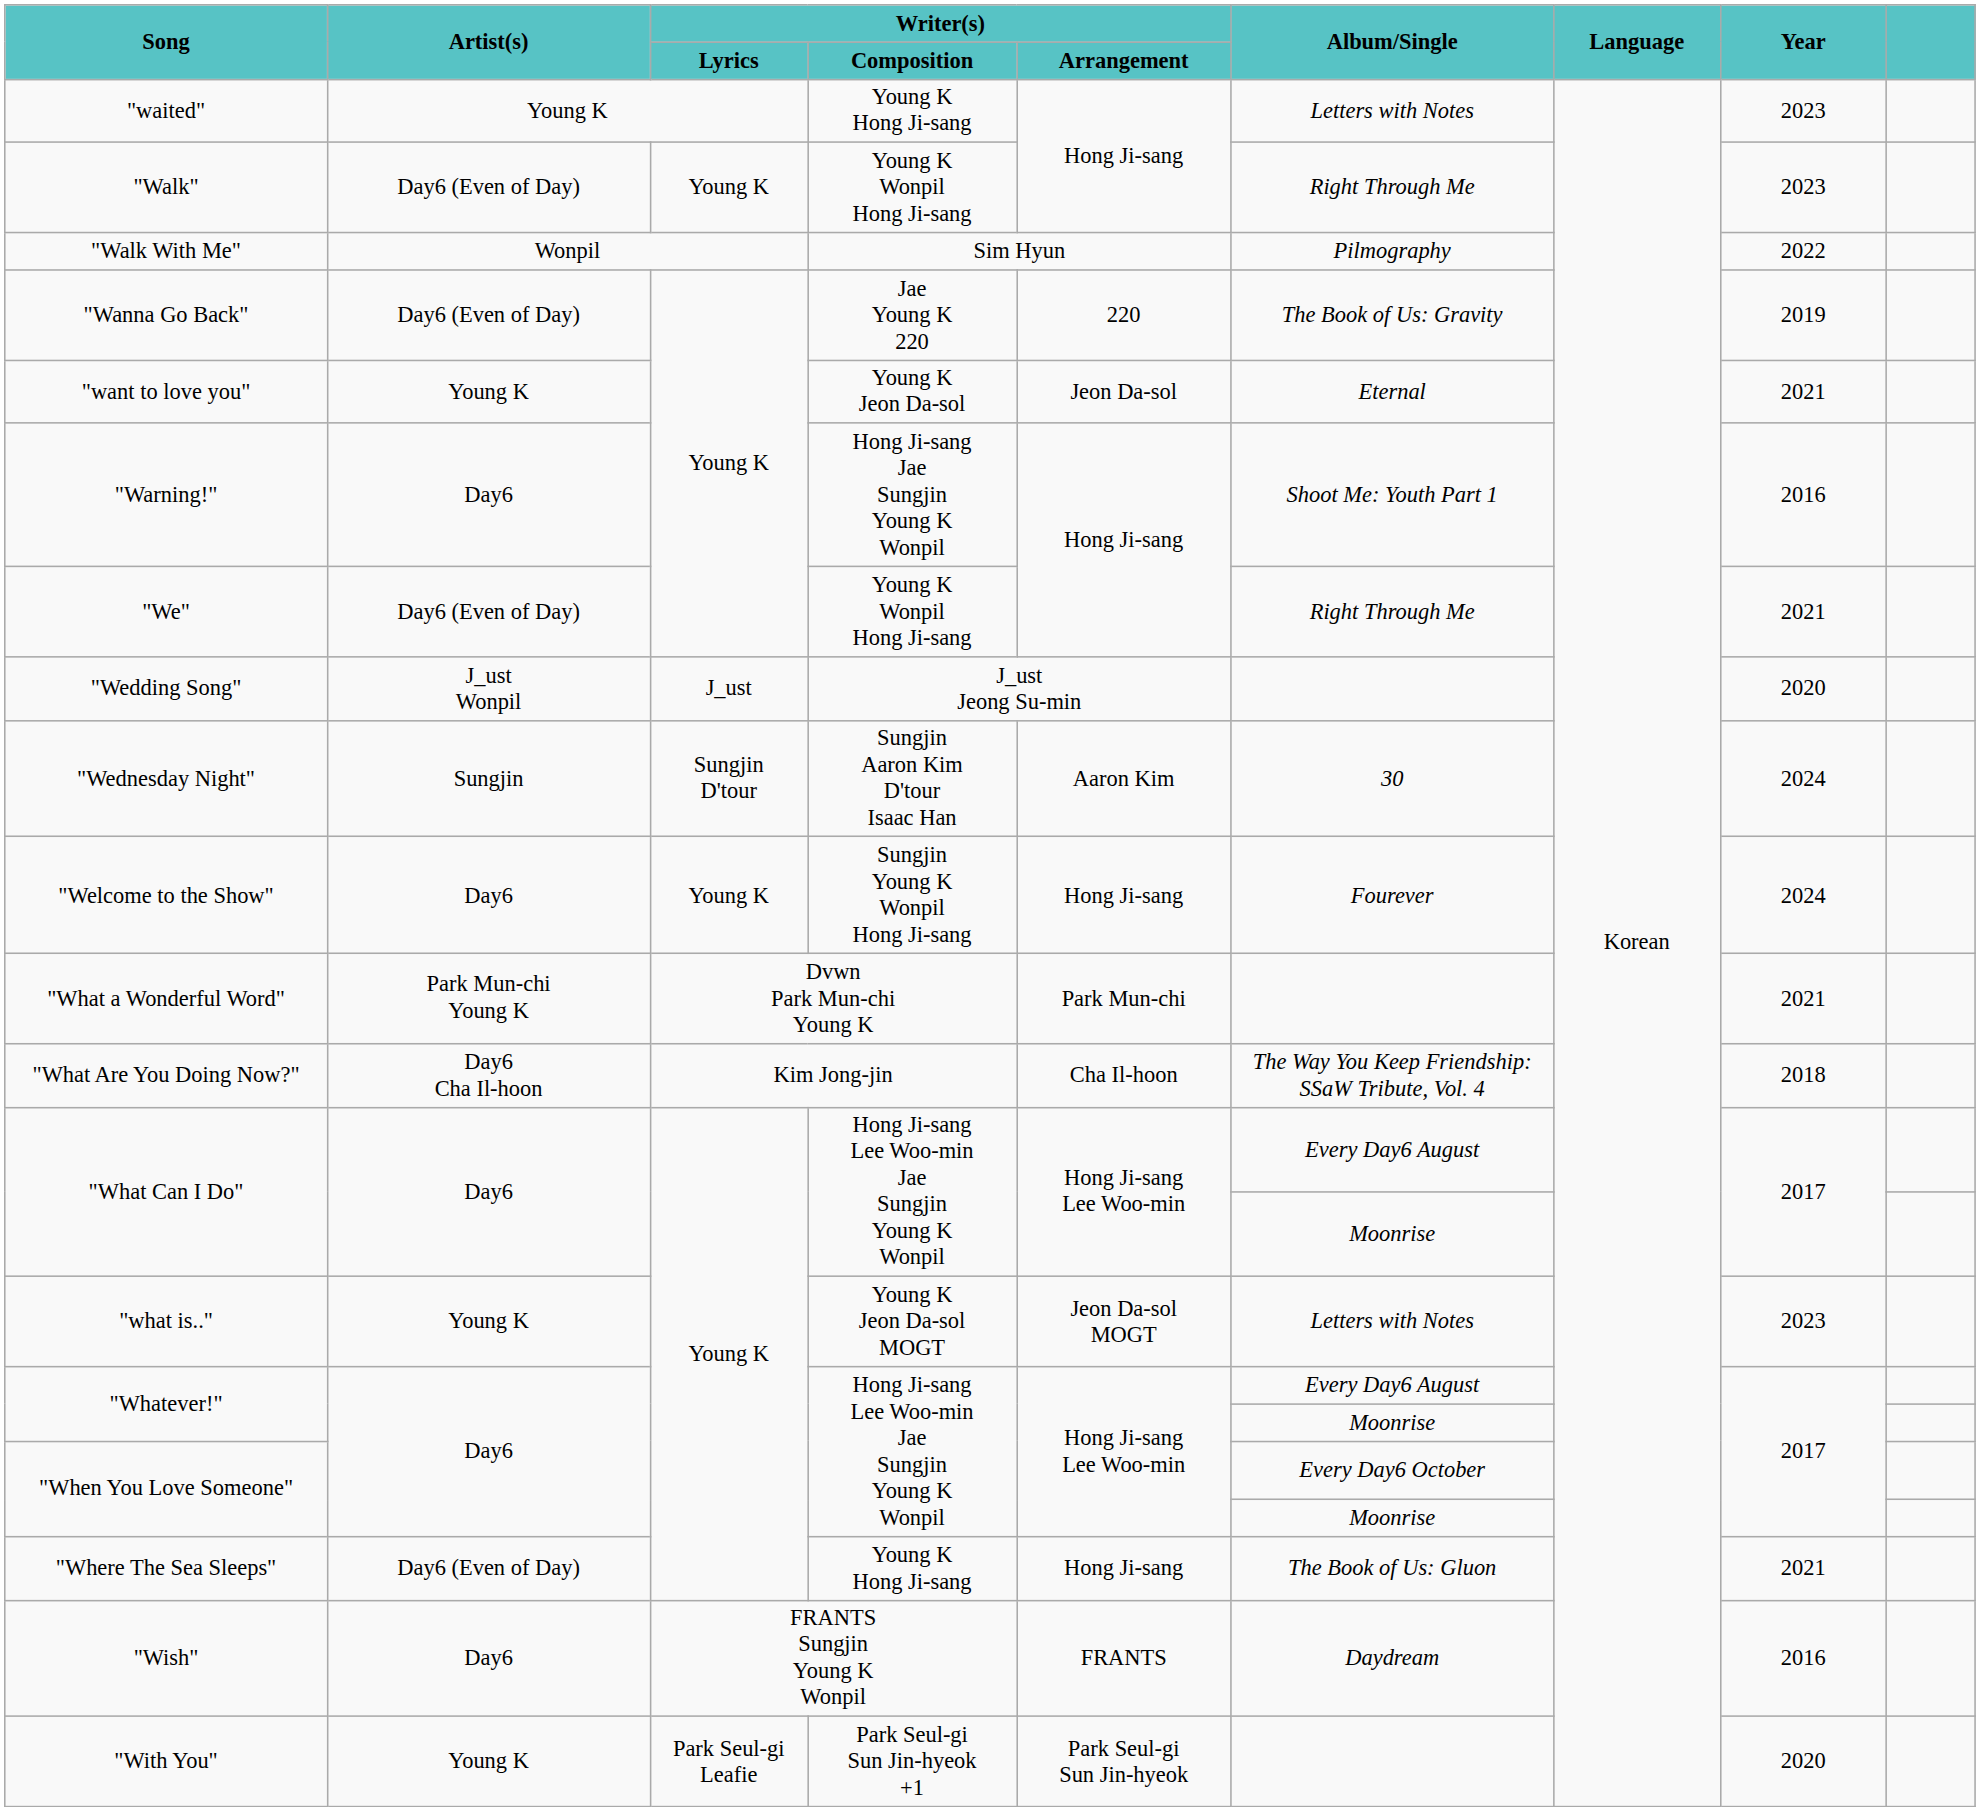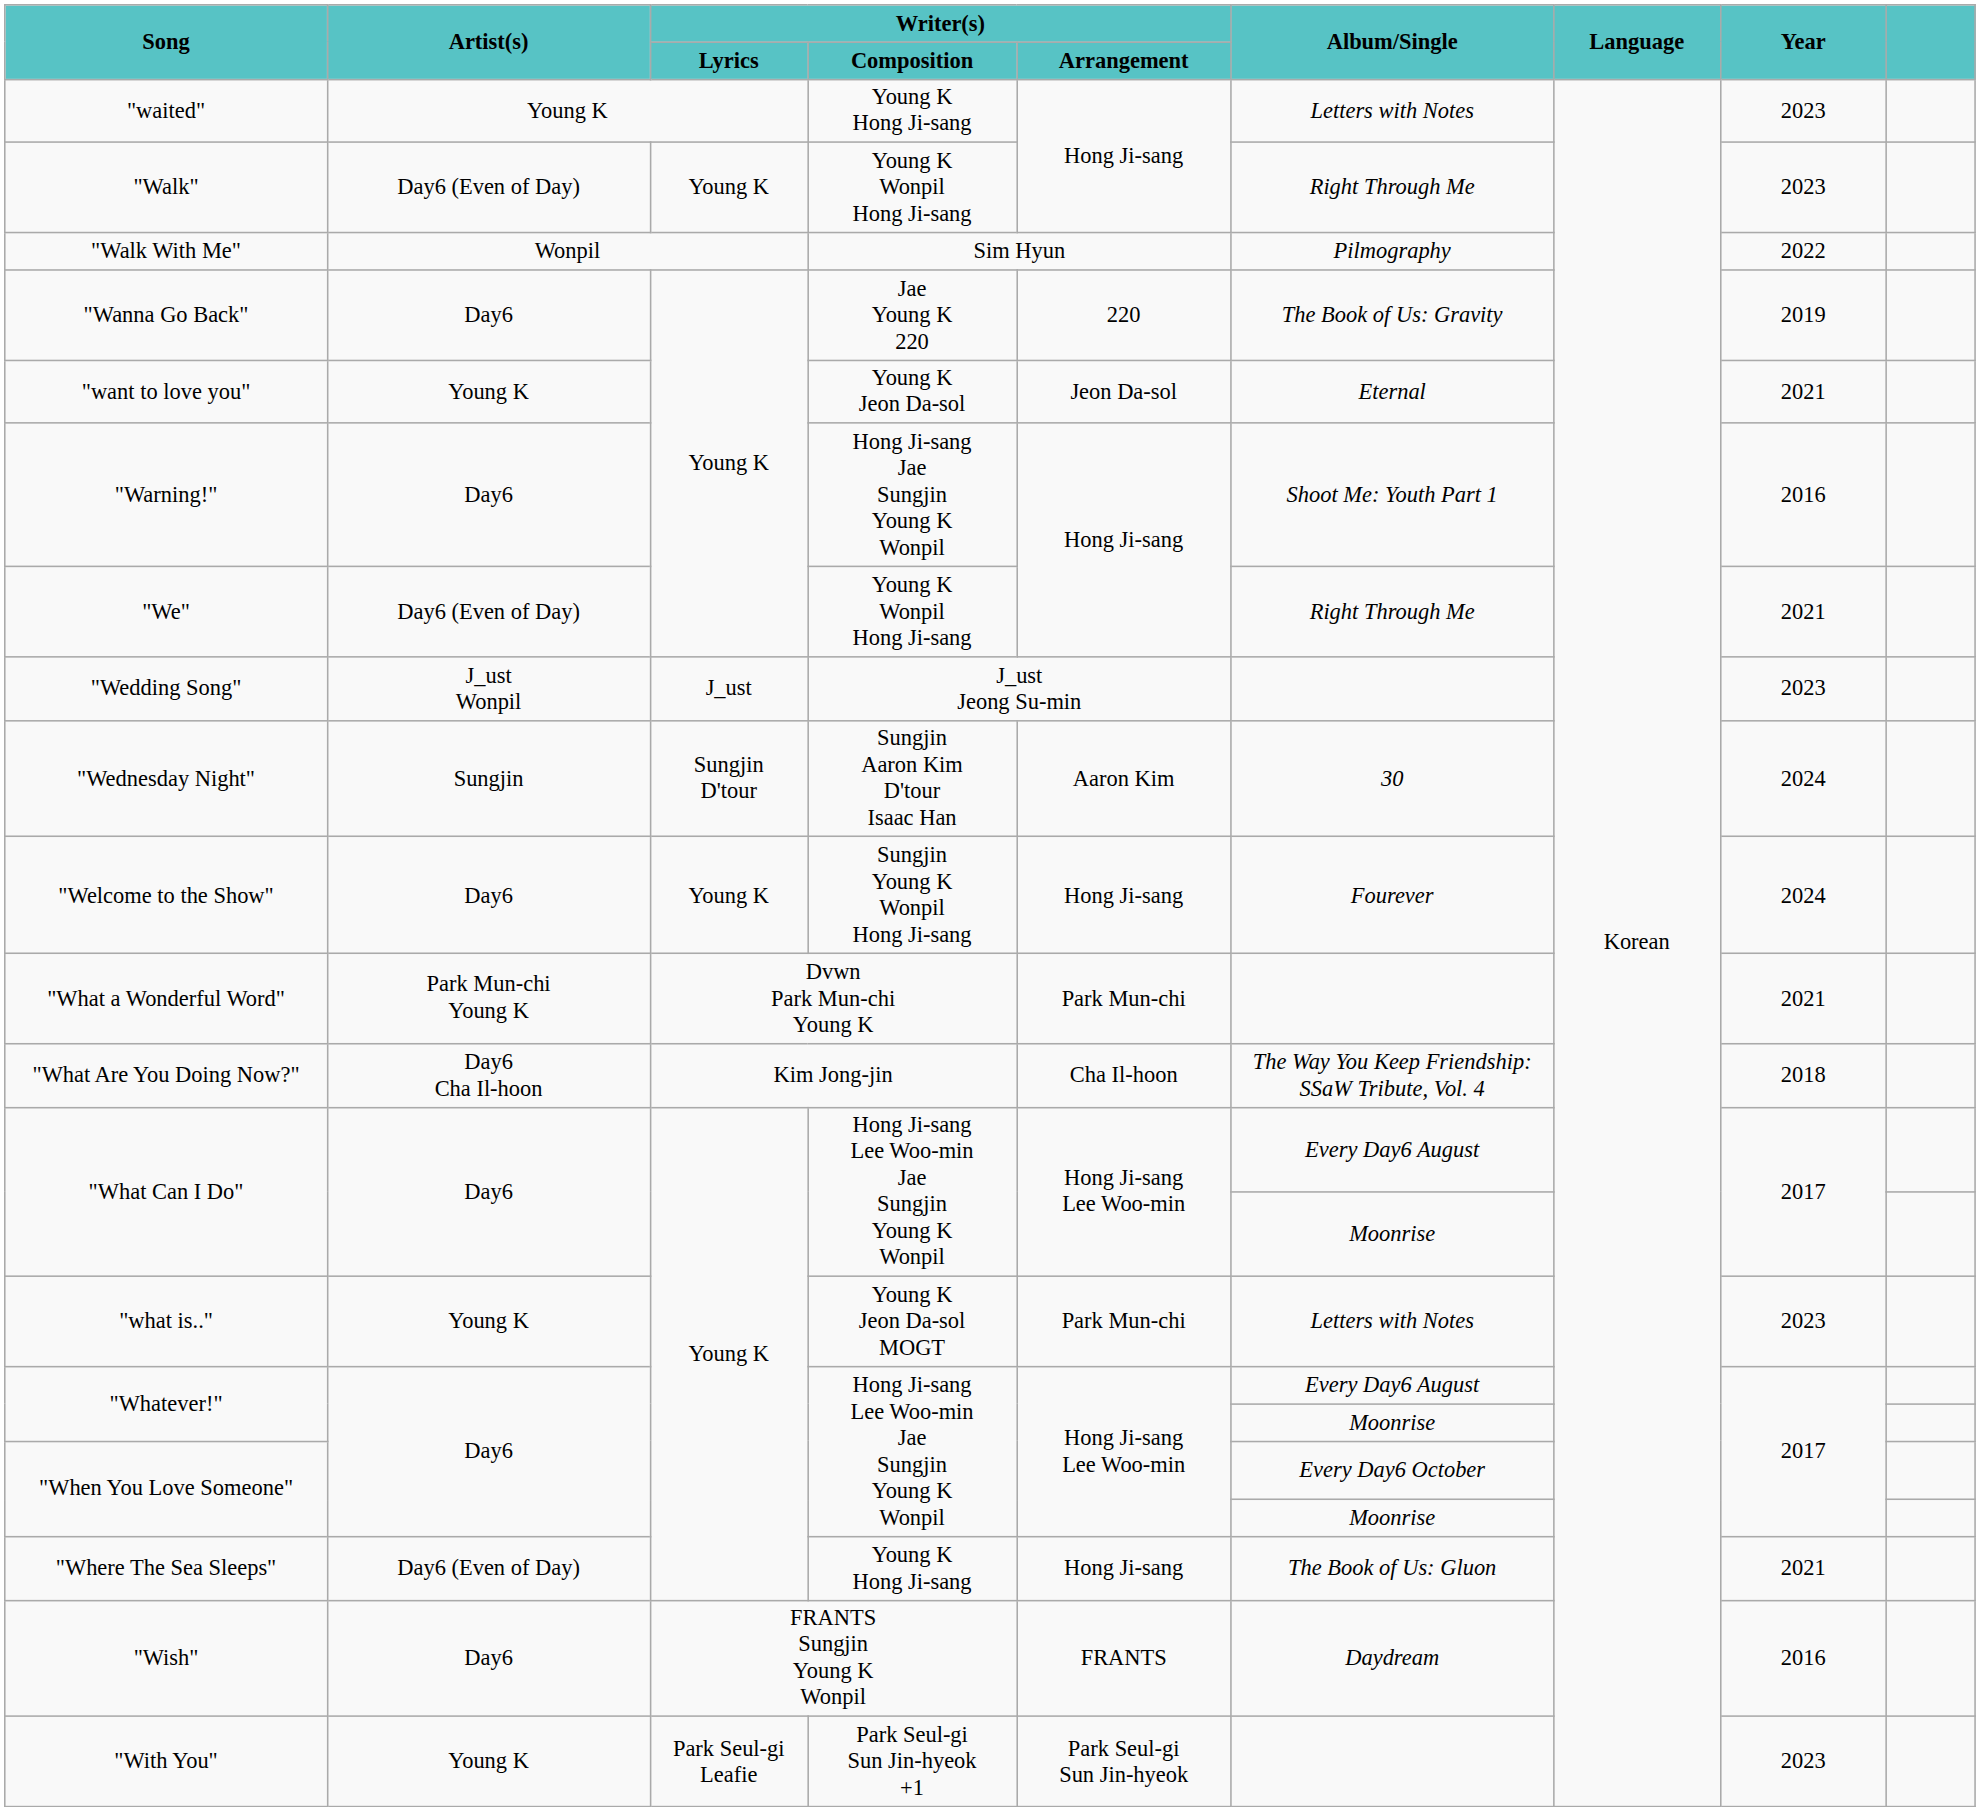(489, 314) Day6 (Even of Day) -> (489, 314) Day6
(1803, 687) 2020 -> (1803, 687) 2023
(1124, 1321) Jeon Da-sol MOGT -> (1124, 1321) Park Mun-chi
(1803, 1761) 2020 -> (1803, 1761) 2023
